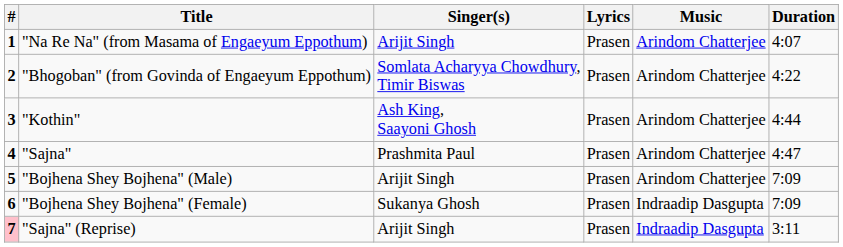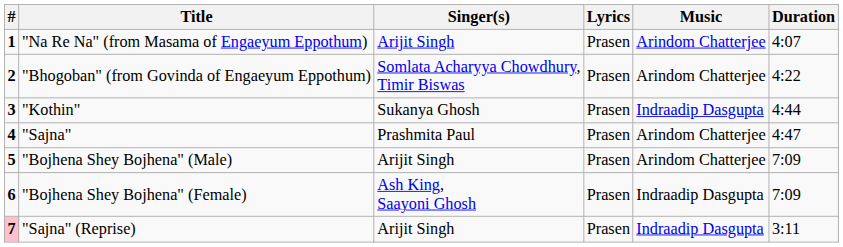(427, 120) Ash King, Saayoni Ghosh -> (428, 110) Sukanya Ghosh
(701, 120) Arindom Chatterjee -> (700, 110) Indraadip Dasgupta
(428, 204) Sukanya Ghosh -> (427, 195) Ash King, Saayoni Ghosh
